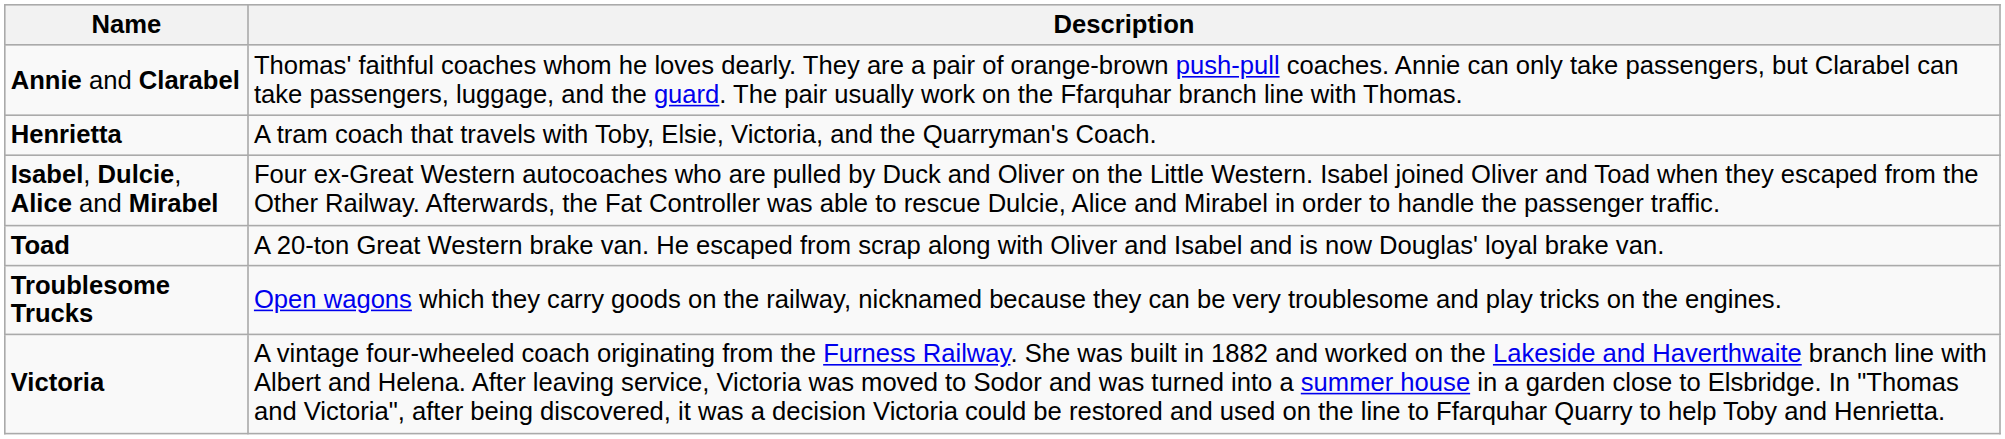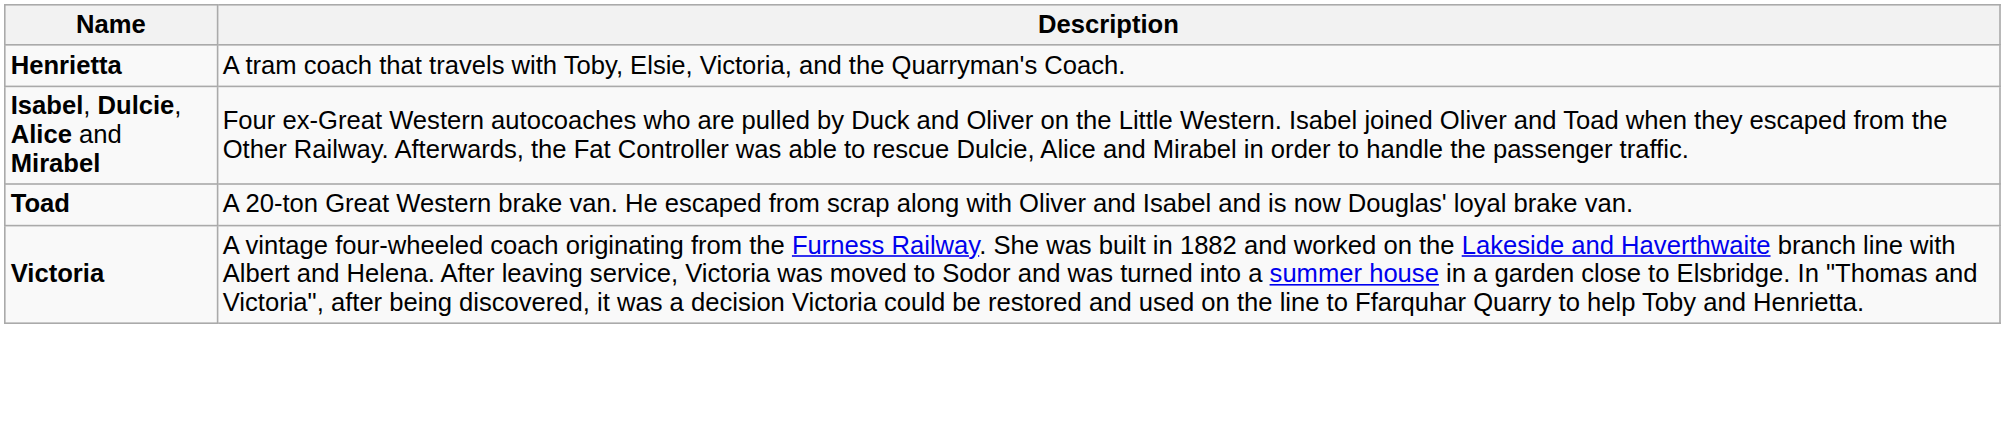- row: (125, 79)
- row: (90, 299)
